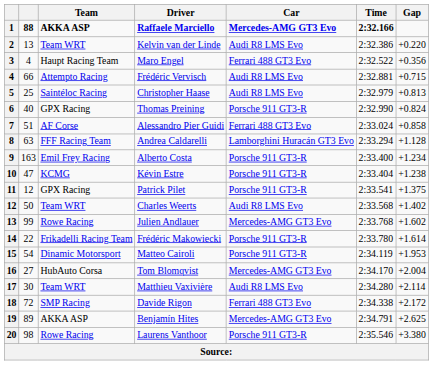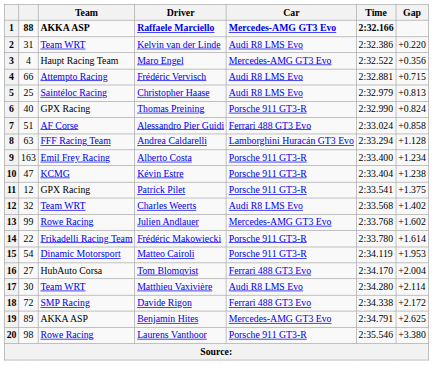(28, 44) 13 -> (28, 44) 31
(270, 60) Ferrari 488 GT3 Evo -> (280, 60) Mercedes-AMG GT3 Evo
(28, 206) 50 -> (28, 206) 32
(280, 270) Mercedes-AMG GT3 Evo -> (270, 270) Ferrari 488 GT3 Evo
